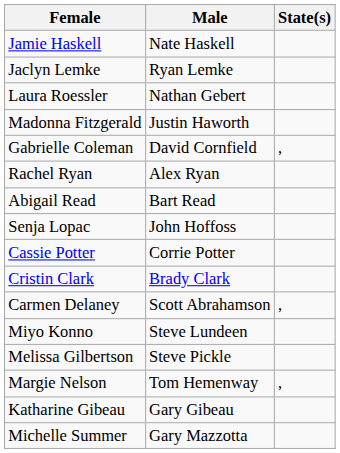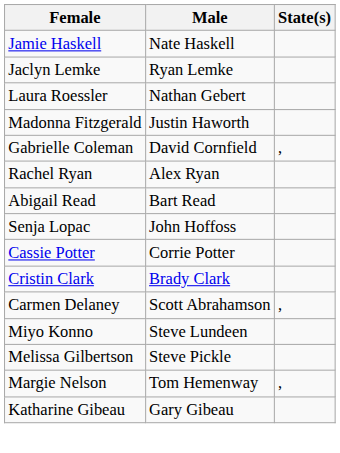- row: (68, 435)
